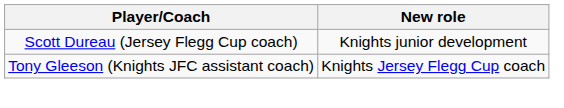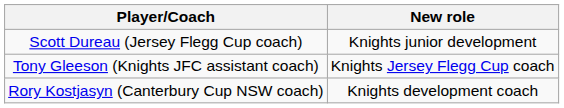+ row: (166, 91)
